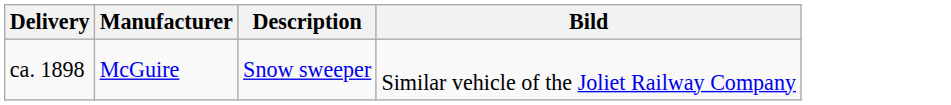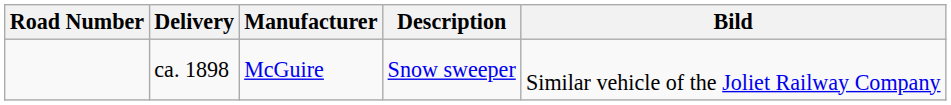+ column: (77, 22)
